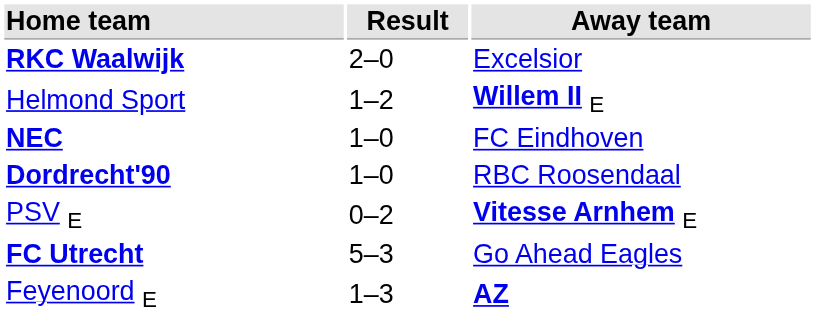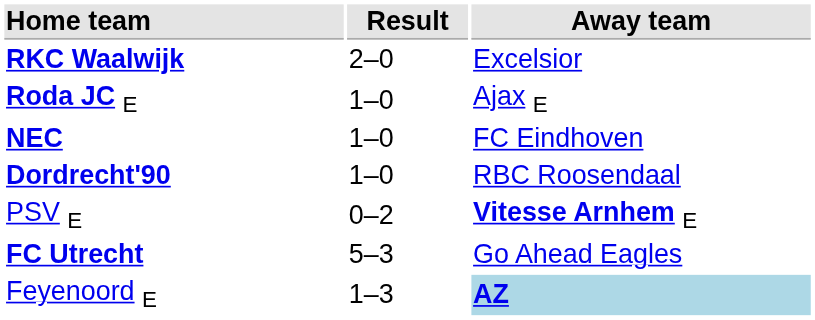- row: (96, 99)
+ row: (72, 99)
(491, 294) no background -> (491, 294) lightblue background
